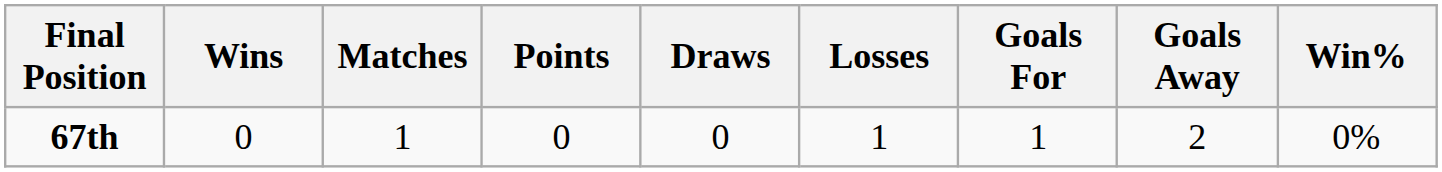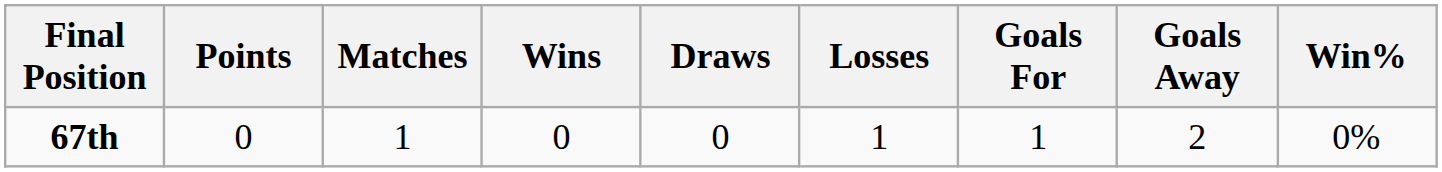columns swapped: (561, 55) <-> (244, 55)
